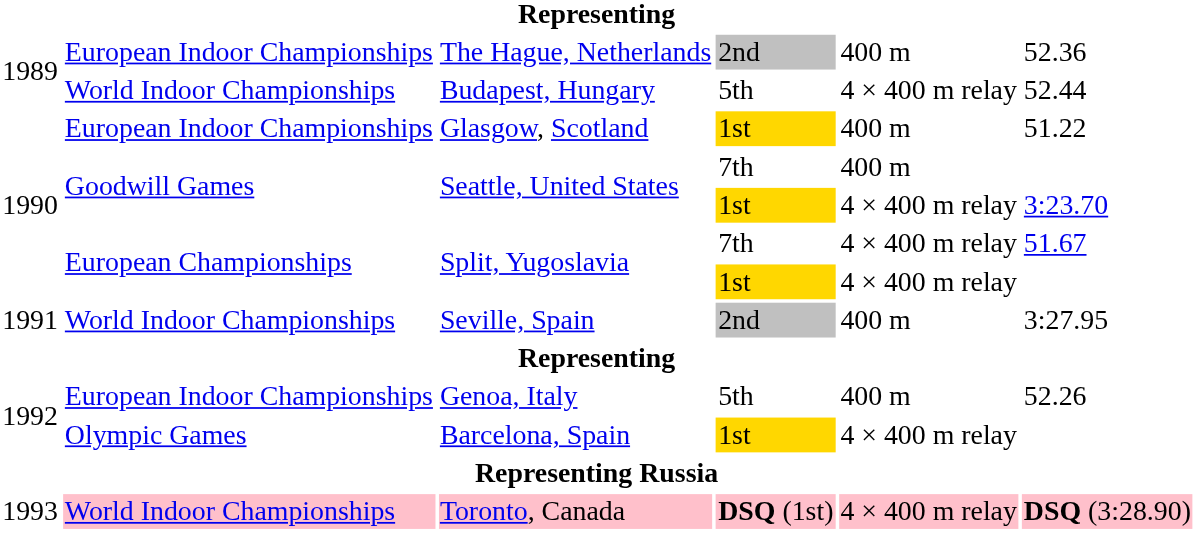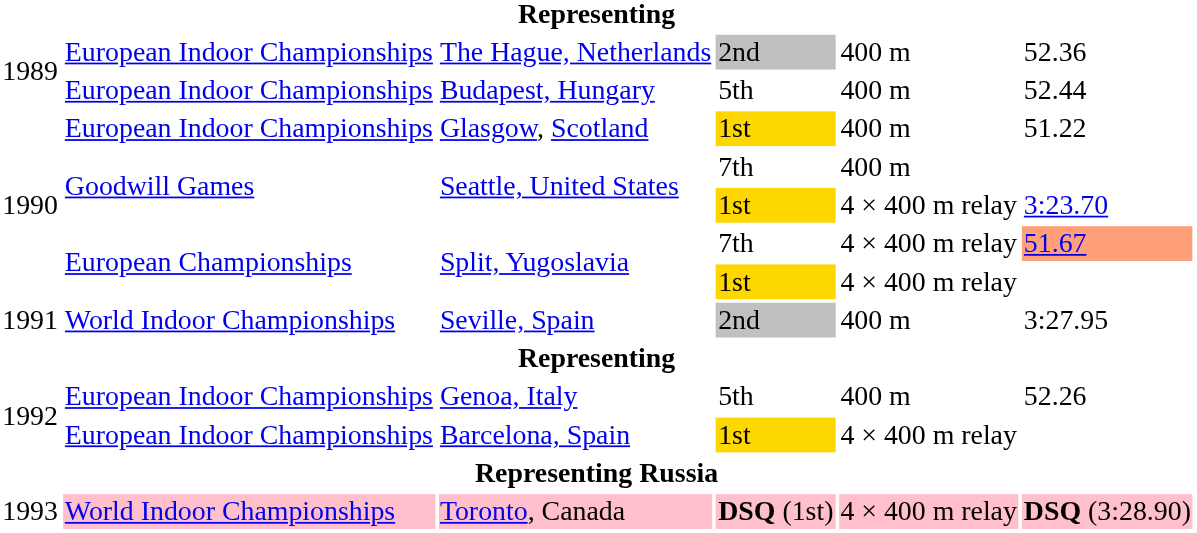(230, 90) World Indoor Championships -> (249, 90) European Indoor Championships
(929, 90) 4 × 400 m relay -> (876, 90) 400 m
(1055, 243) no background -> (1055, 243) lightsalmon background
(156, 434) Olympic Games -> (249, 434) European Indoor Championships
